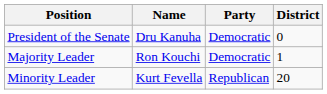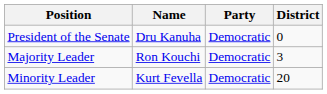(280, 57) 1 -> (280, 57) 3
(239, 78) Republican -> (240, 78) Democratic
